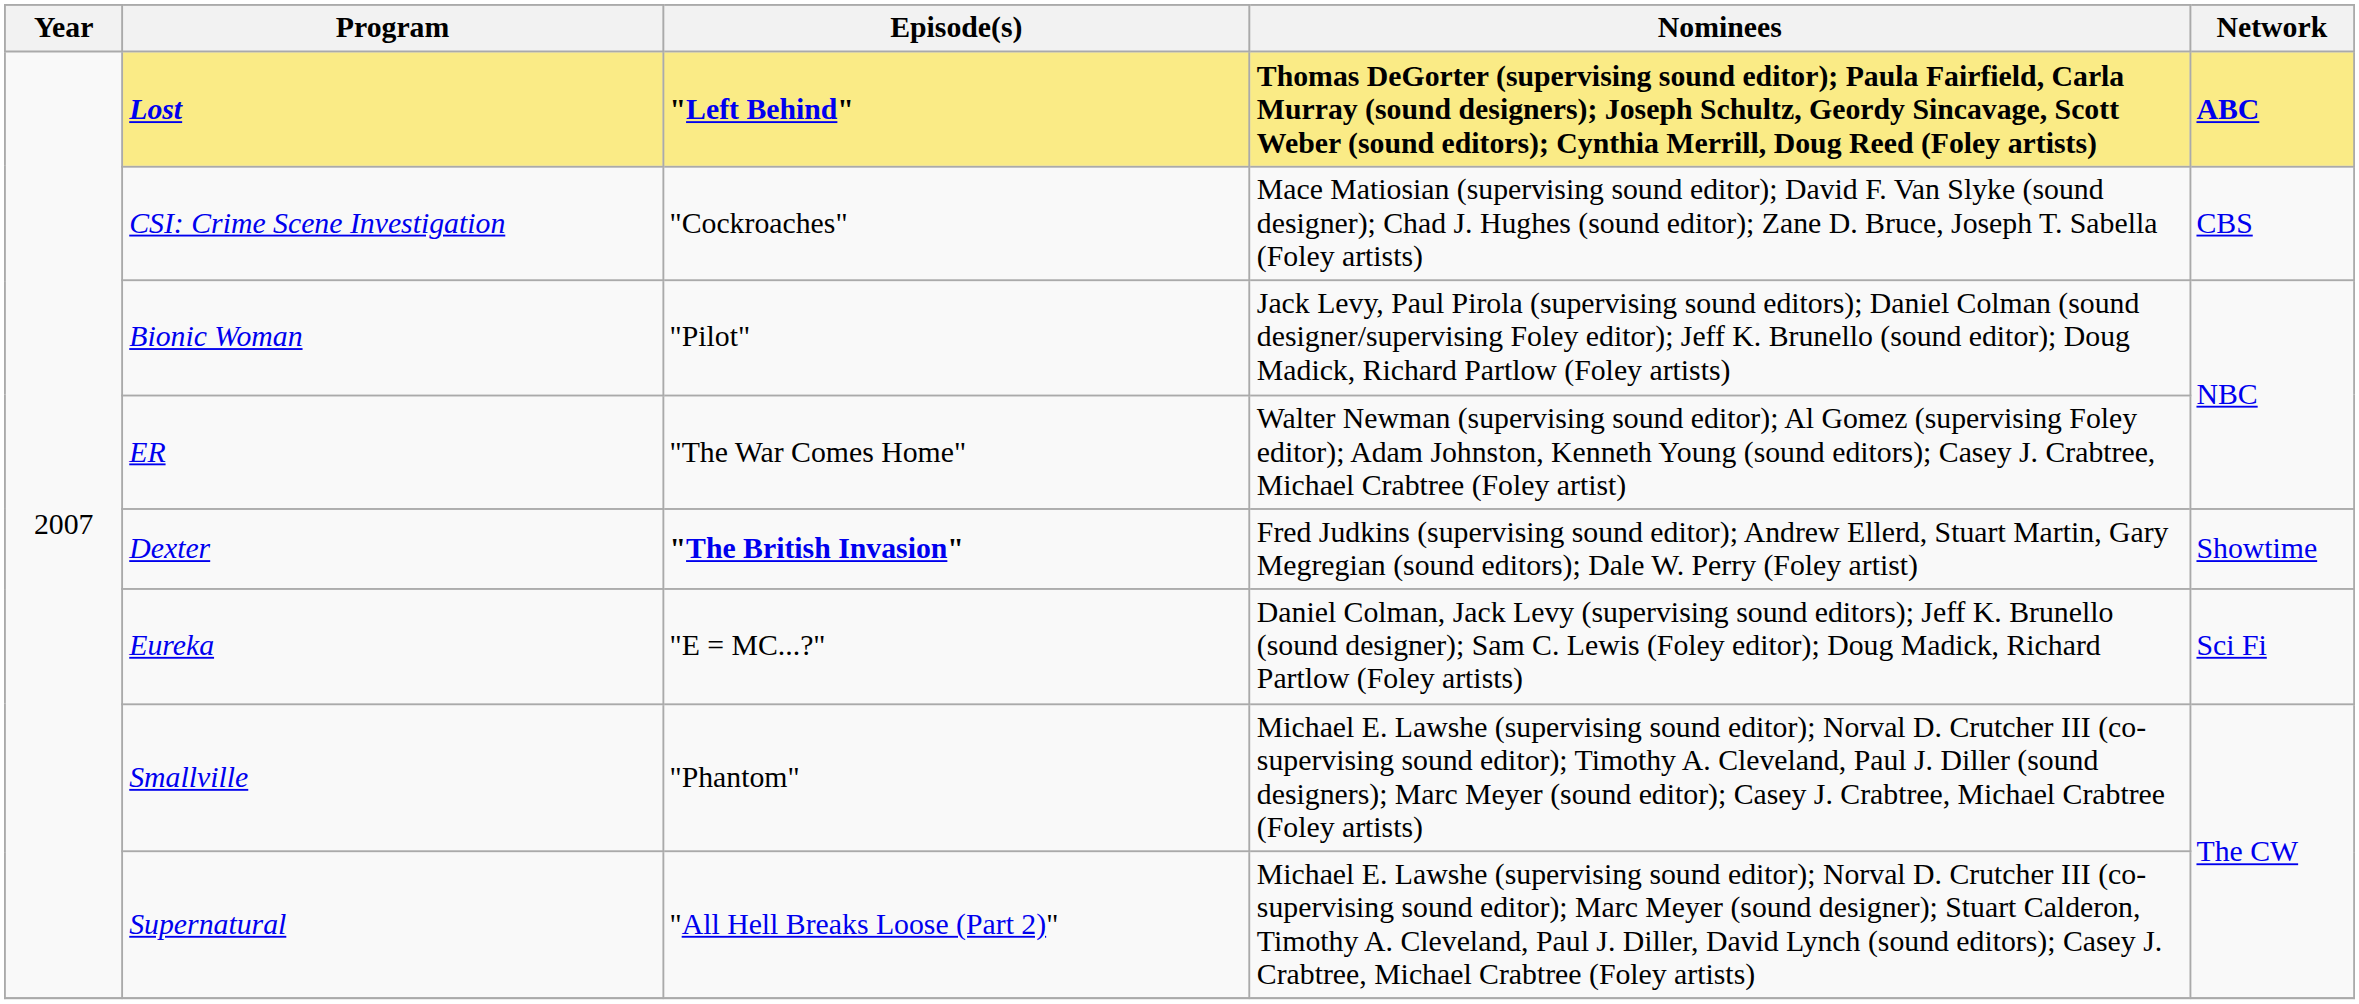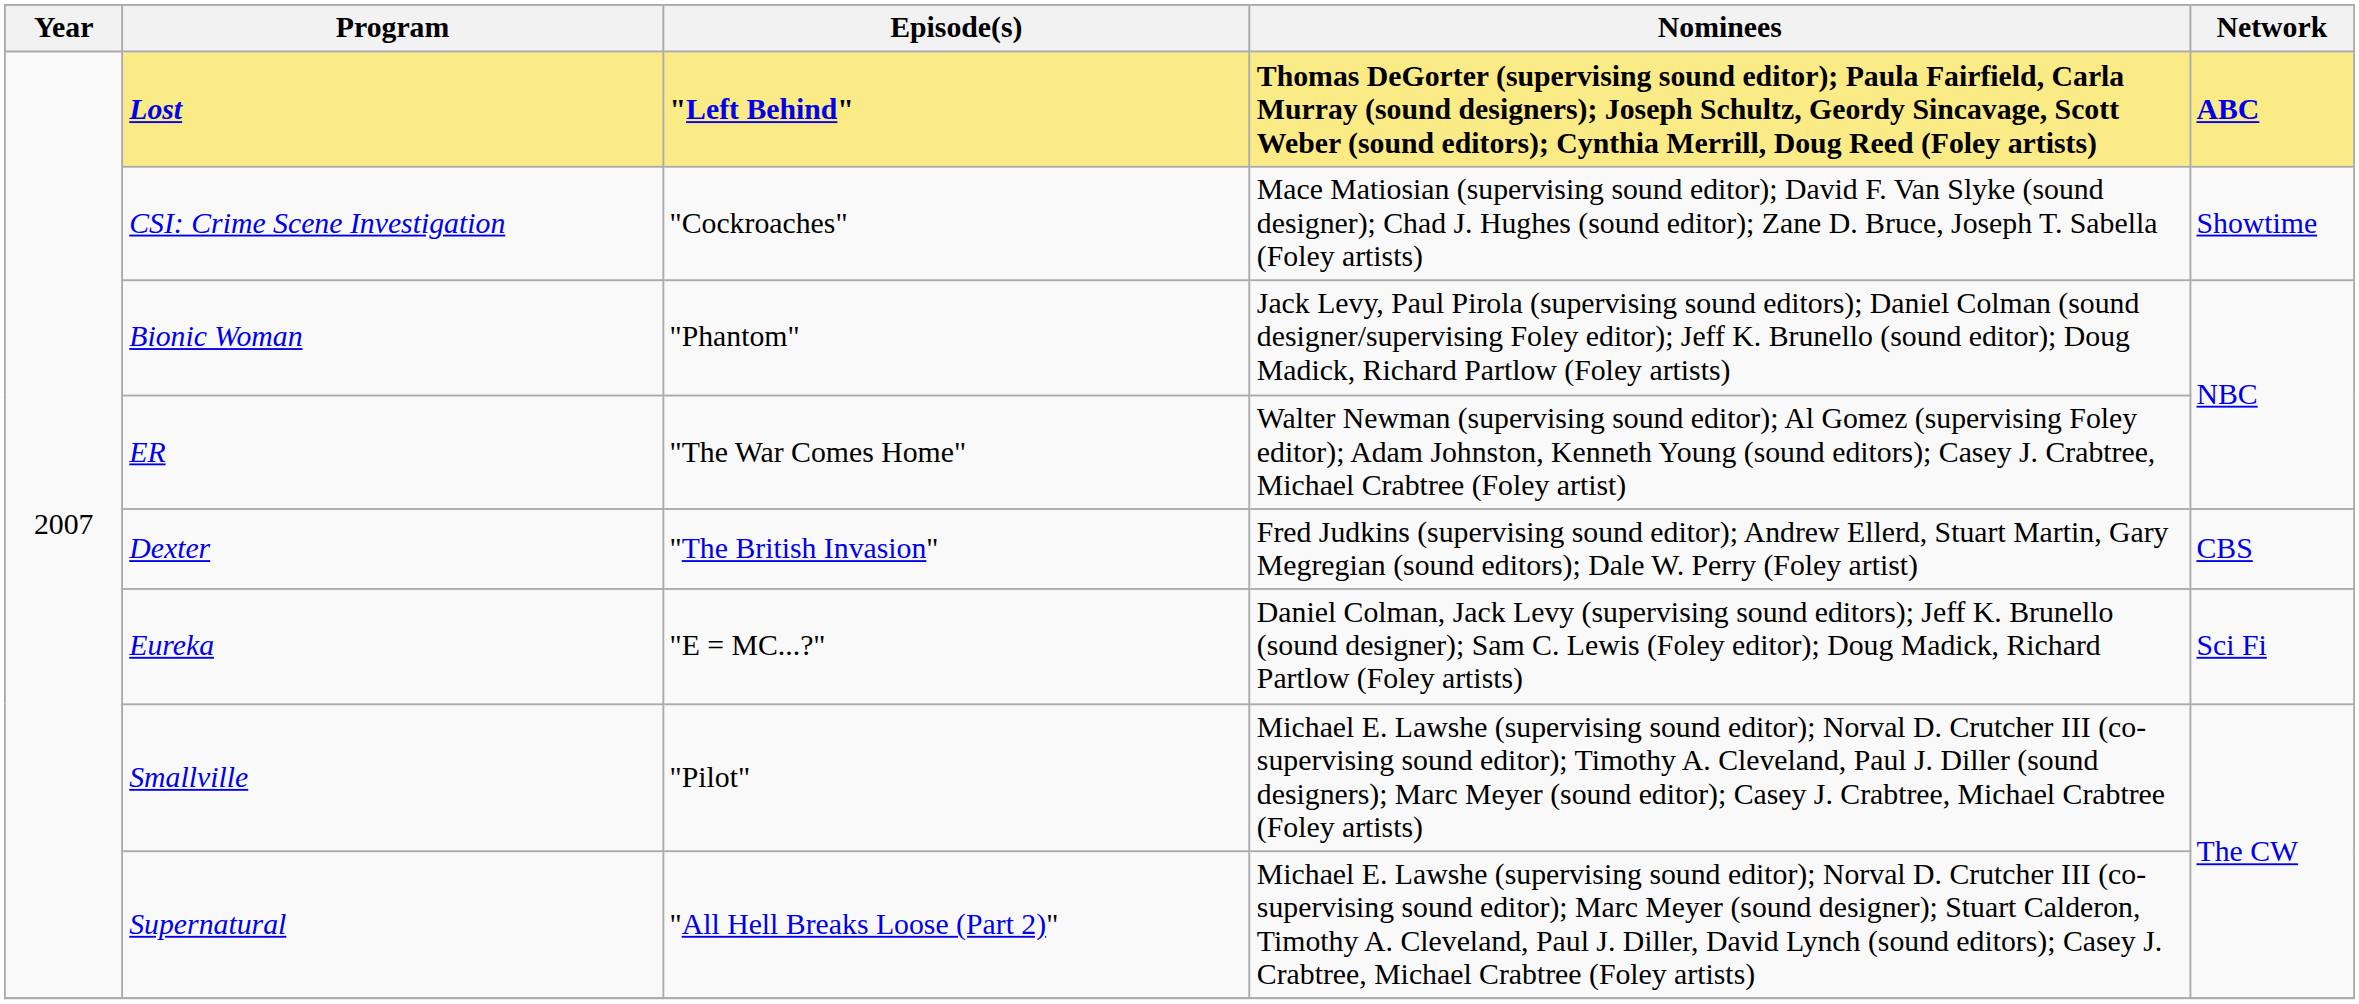(2225, 222) CBS -> (2257, 222) Showtime
(710, 337) "Pilot" -> (735, 337) "Phantom"
(817, 548) bold -> (804, 548) normal
(2257, 548) Showtime -> (2225, 548) CBS
(735, 776) "Phantom" -> (710, 776) "Pilot"
